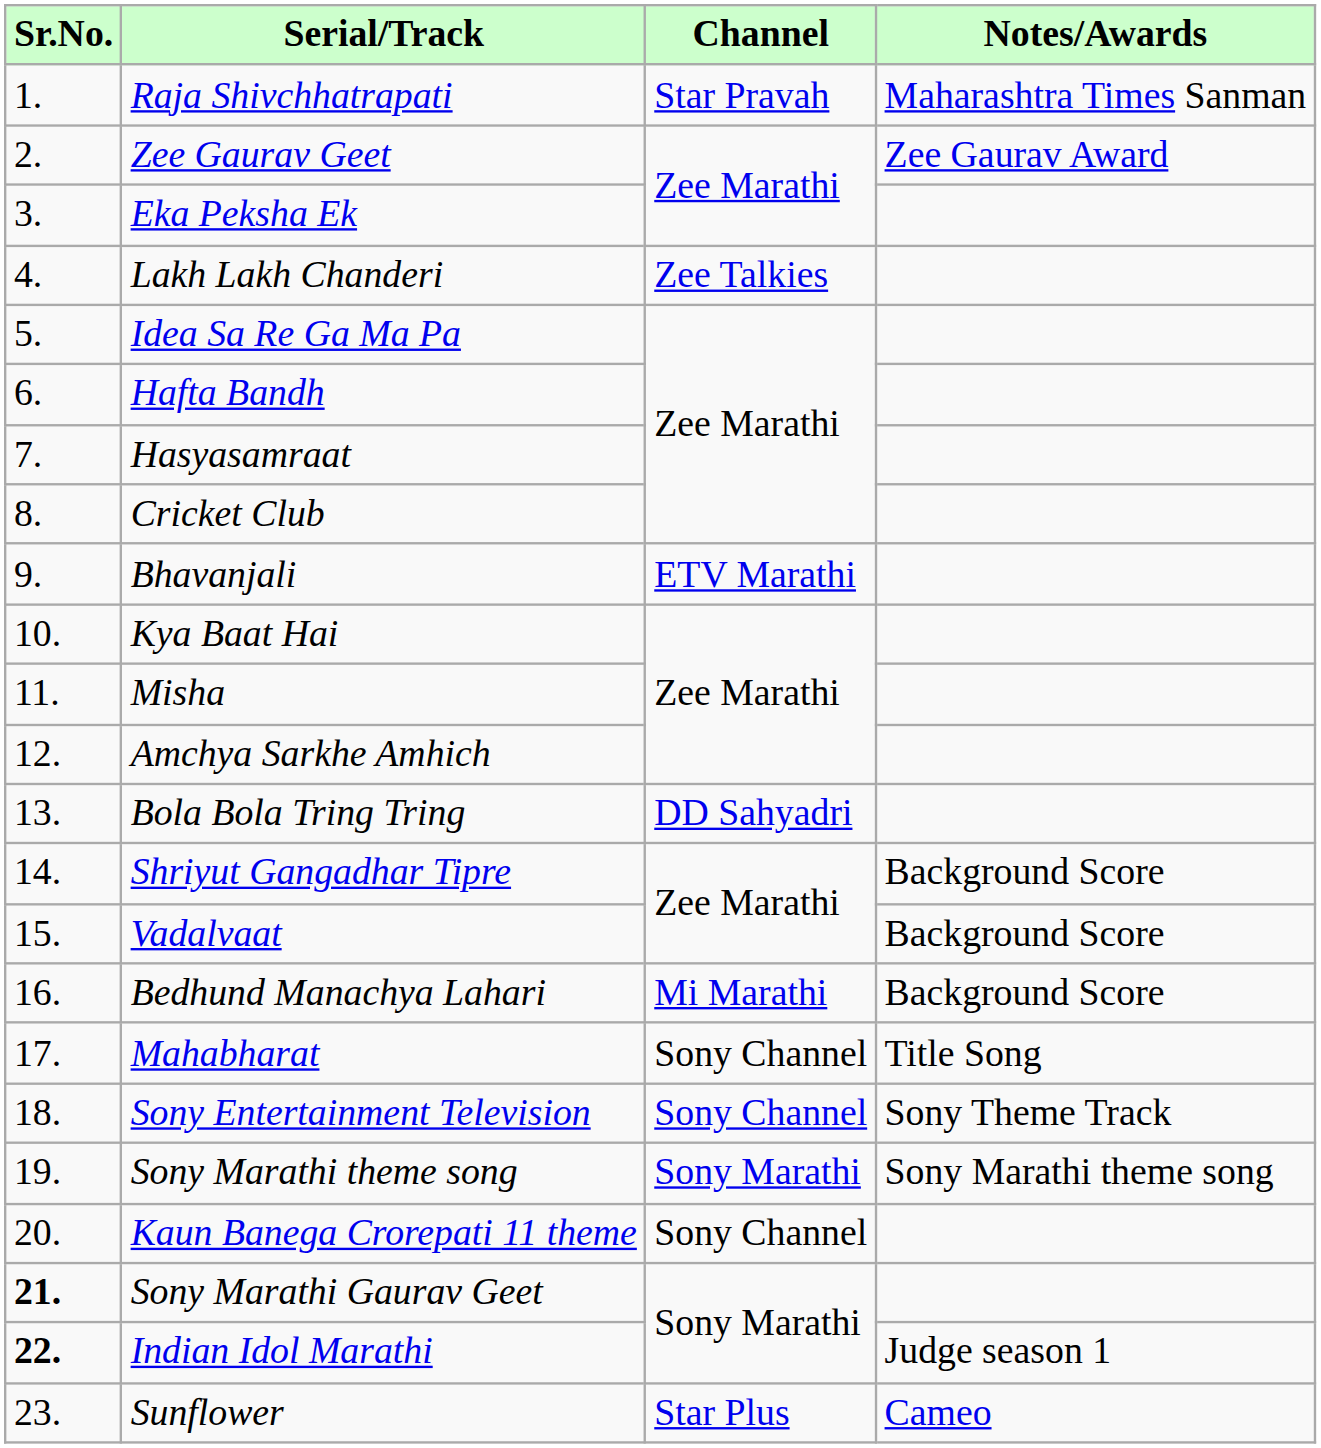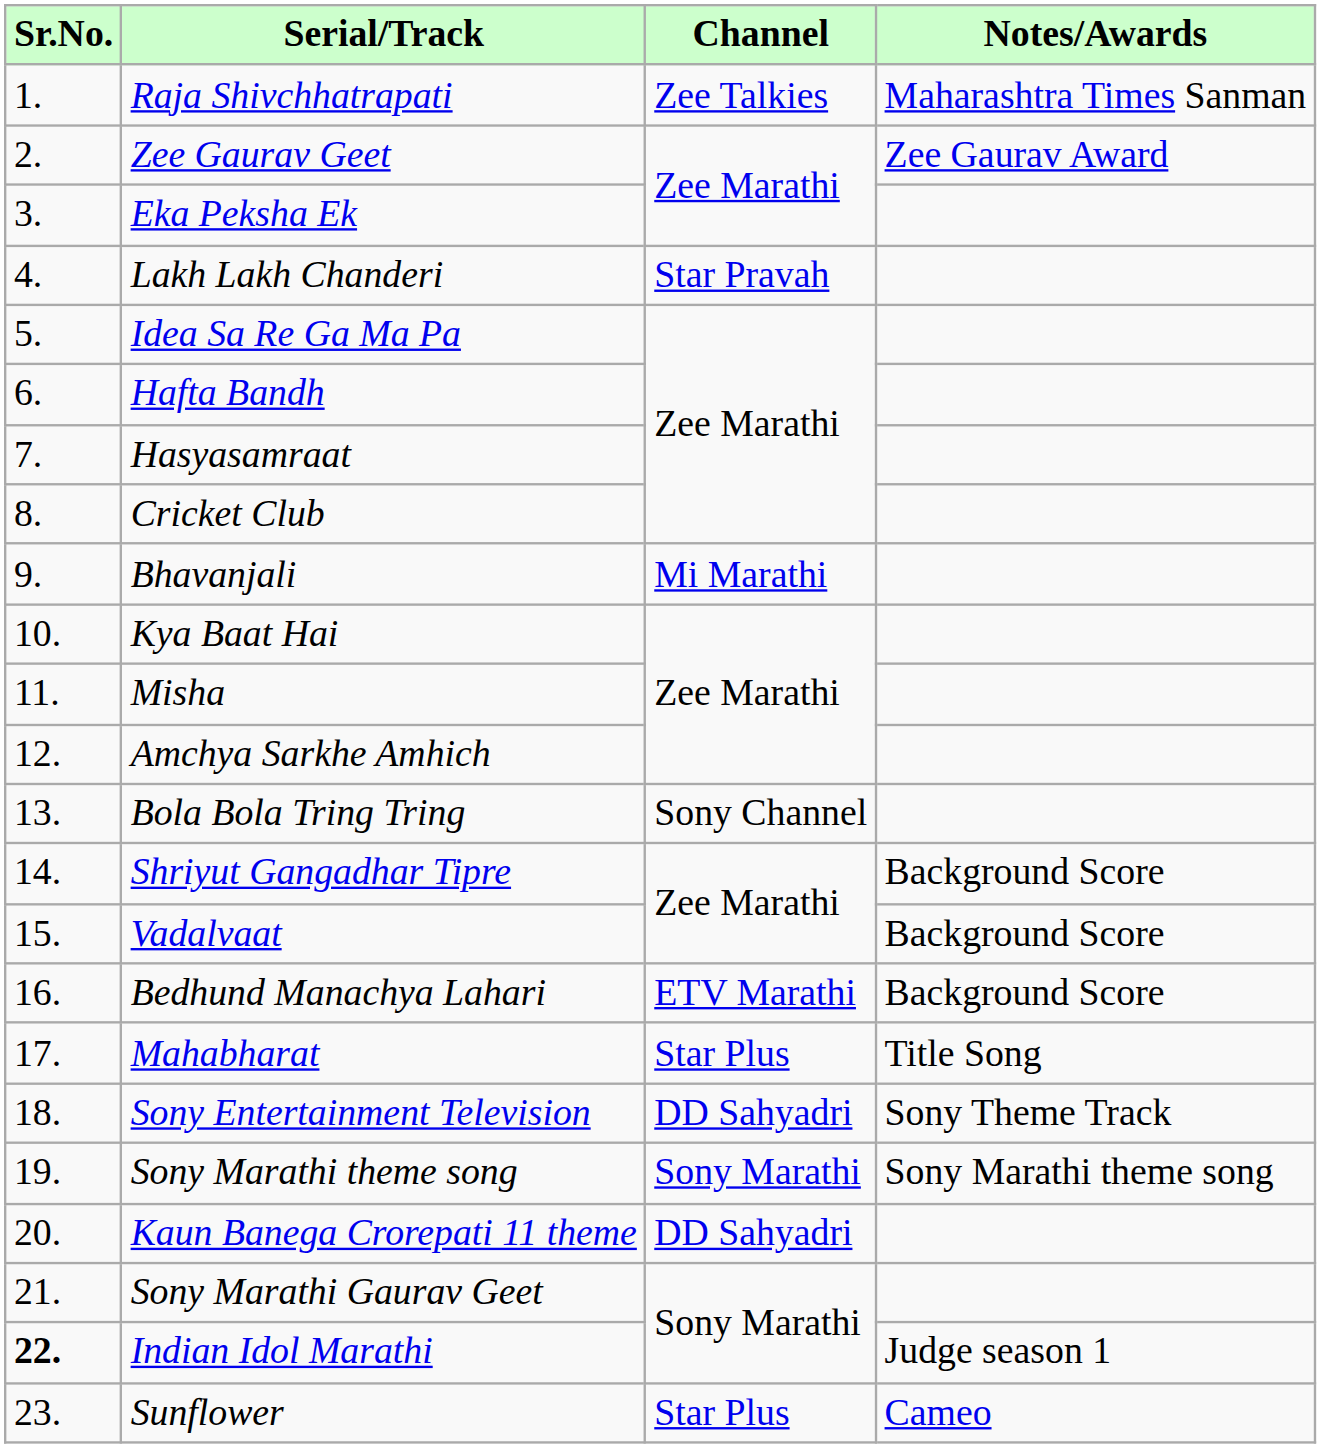(742, 94) Star Pravah -> (741, 94) Zee Talkies
(741, 273) Zee Talkies -> (742, 273) Star Pravah
(755, 573) ETV Marathi -> (741, 573) Mi Marathi
(753, 812) DD Sahyadri -> (761, 812) Sony Channel
(741, 992) Mi Marathi -> (755, 992) ETV Marathi
(761, 1052) Sony Channel -> (722, 1052) Star Plus
(761, 1112) Sony Channel -> (753, 1112) DD Sahyadri
(761, 1232) Sony Channel -> (753, 1232) DD Sahyadri
(37, 1292) bold -> (37, 1292) normal
